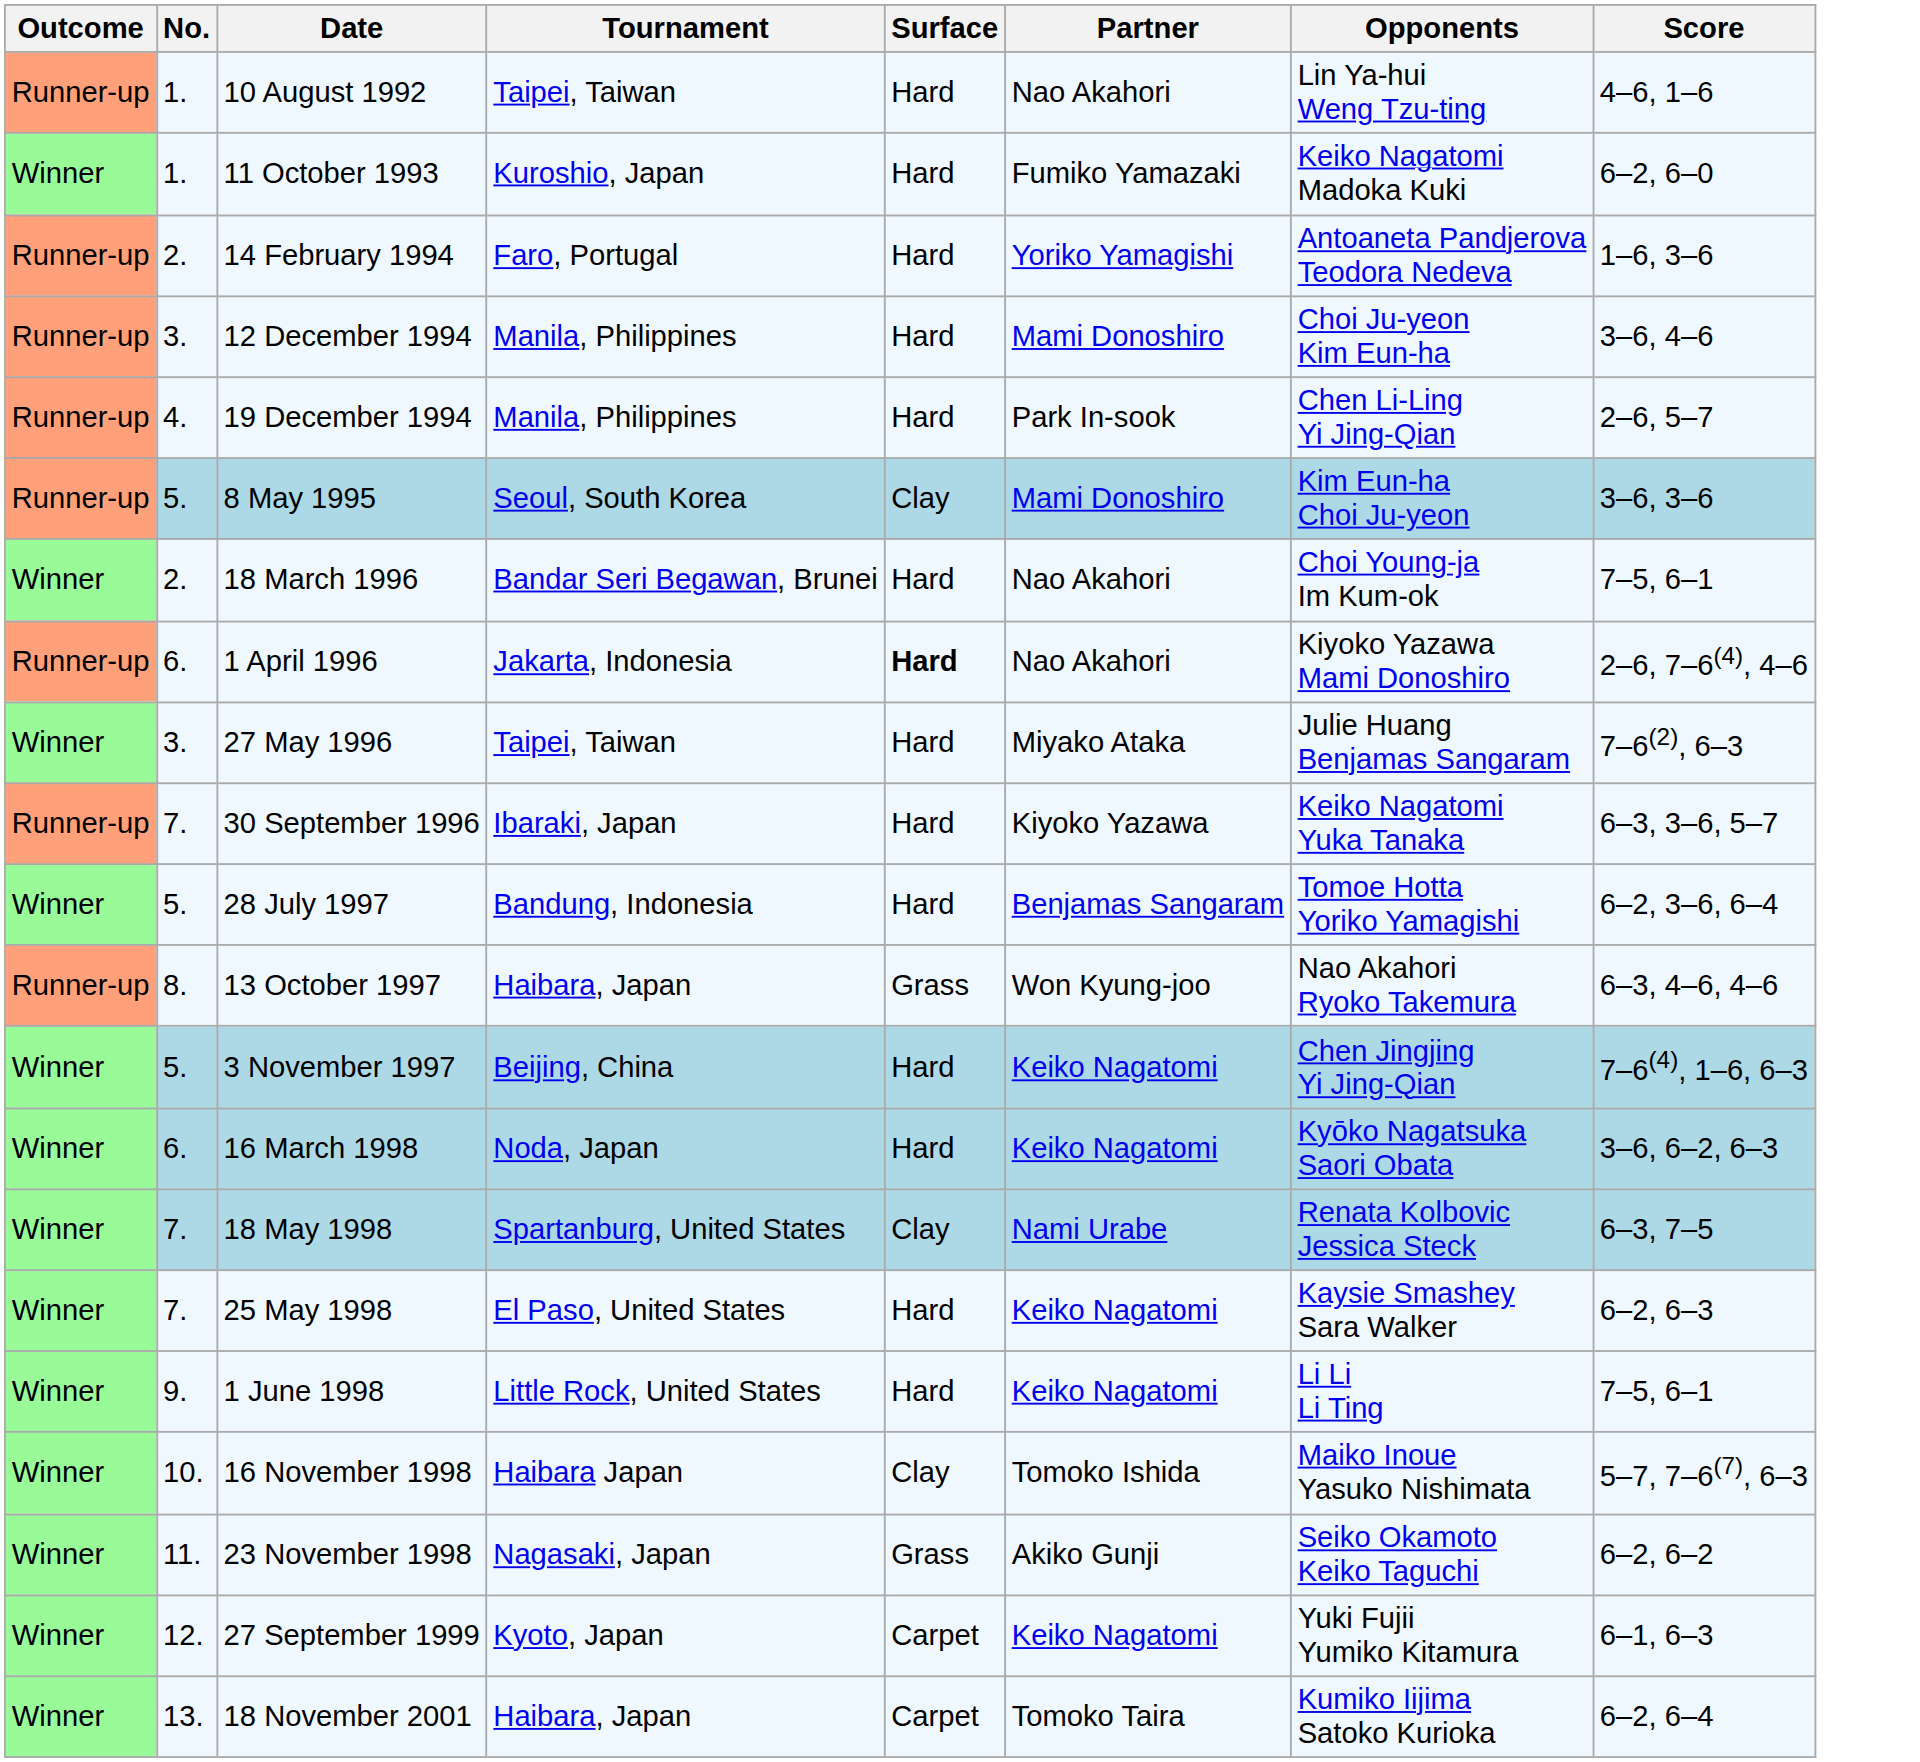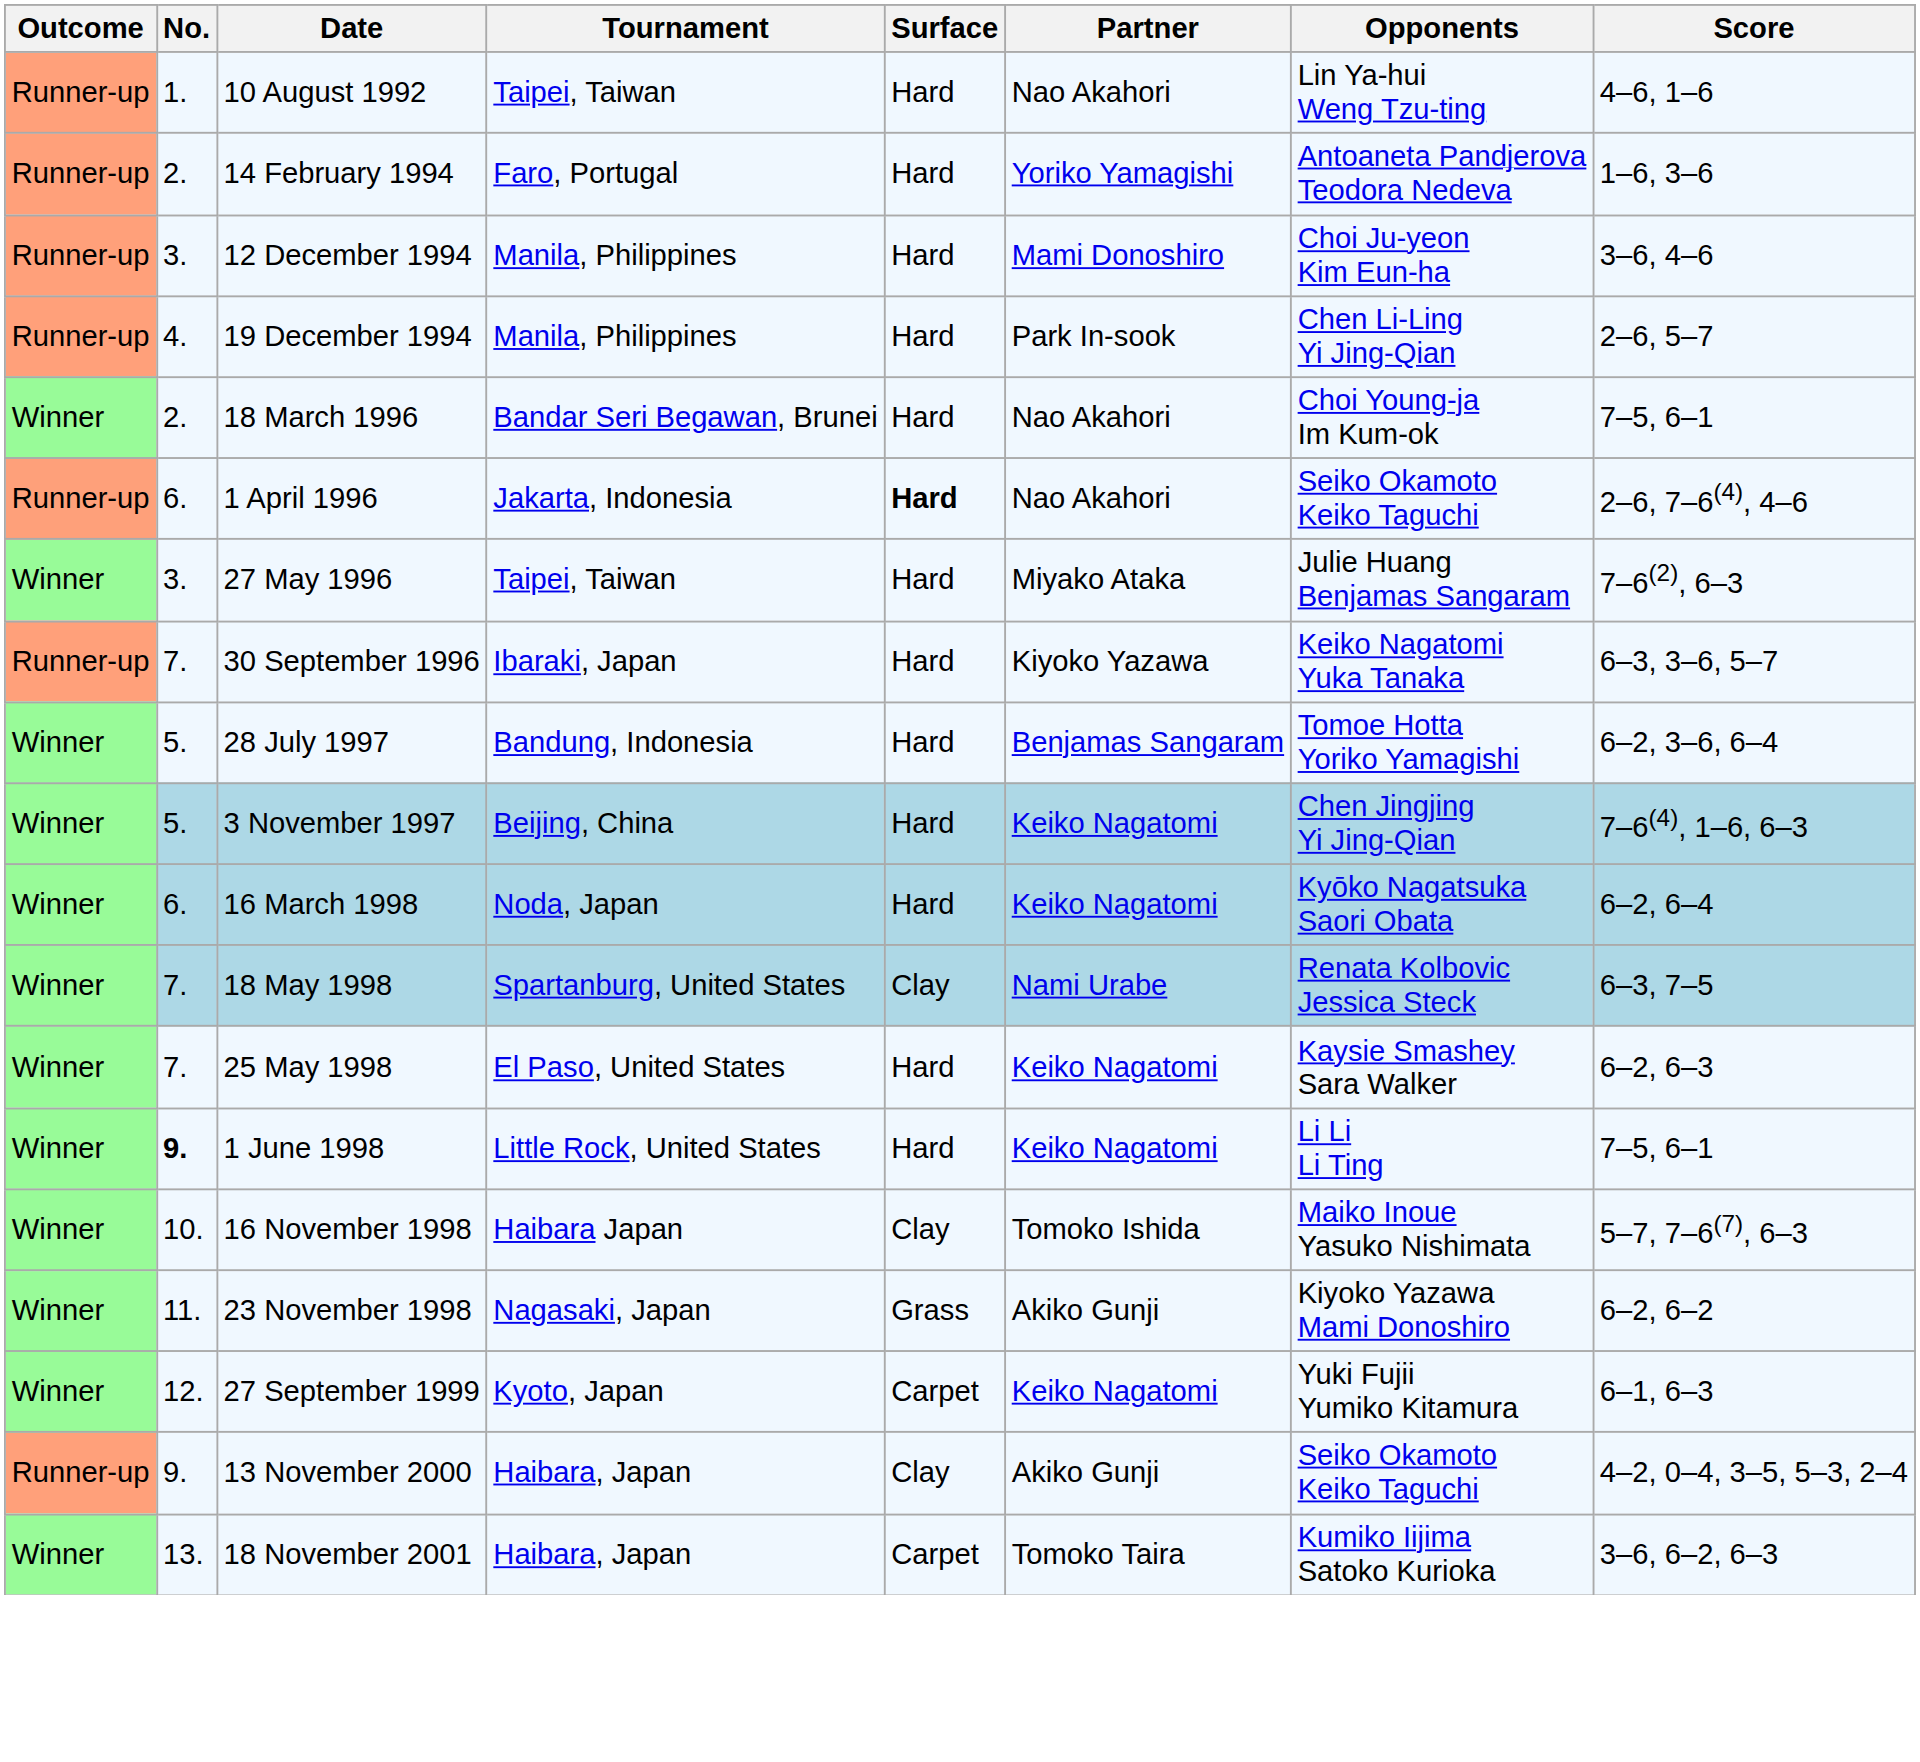- row: (331, 173)
- row: (300, 497)
(1404, 660) Kiyoko Yazawa Mami Donoshiro -> (1397, 497) Seiko Okamoto Keiko Taguchi
- row: (332, 985)
(1689, 1147) 3–6, 6–2, 6–3 -> (1657, 903) 6–2, 6–4
(175, 1391) normal -> (175, 1147) bold
(1397, 1553) Seiko Okamoto Keiko Taguchi -> (1404, 1309) Kiyoko Yazawa Mami Donoshiro
+ row: (348, 1472)
(1657, 1715) 6–2, 6–4 -> (1689, 1553) 3–6, 6–2, 6–3
